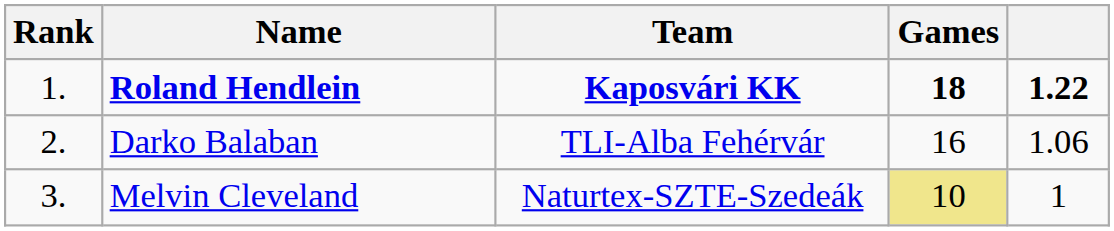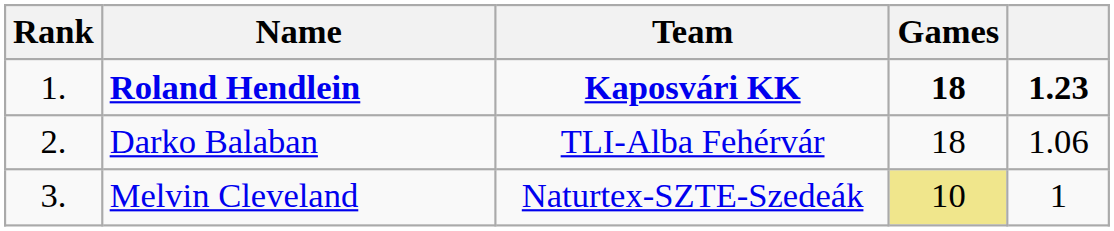(1058, 86) 1.22 -> (1058, 86) 1.23
(948, 141) 16 -> (948, 141) 18
